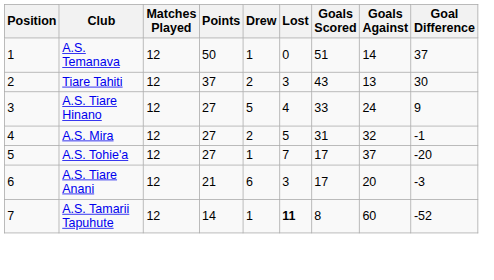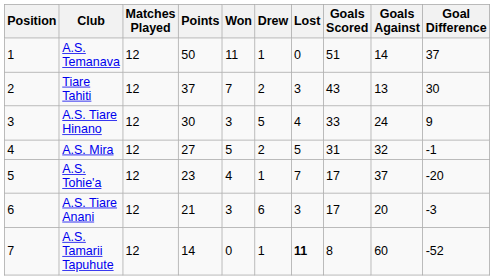+ column: (239, 21)
(209, 108) 27 -> (188, 122) 30
(209, 155) 27 -> (188, 176) 23
